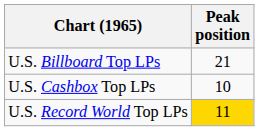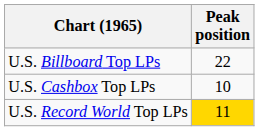(223, 61) 21 -> (223, 61) 22
